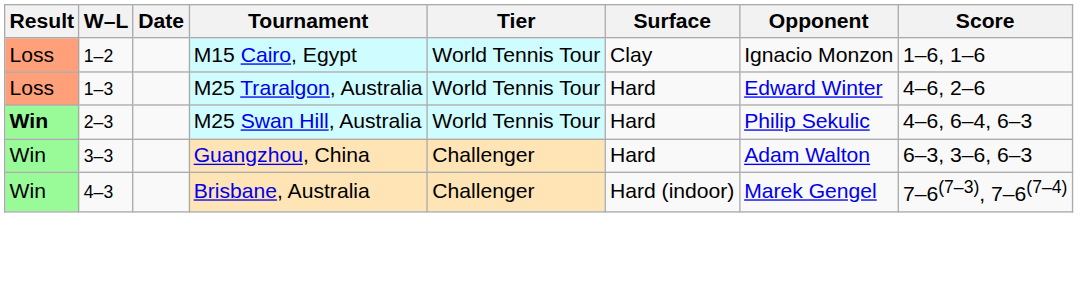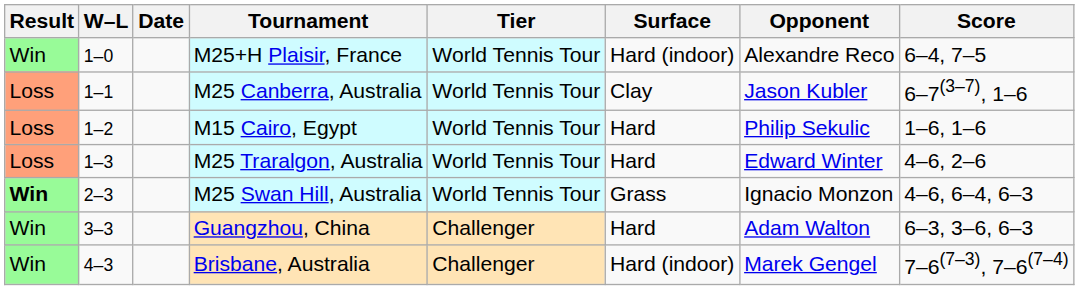+ row: (298, 54)
+ row: (308, 91)
(631, 54) Clay -> (633, 127) Hard
(819, 54) Ignacio Monzon -> (807, 127) Philip Sekulic
(633, 121) Hard -> (638, 194) Grass
(807, 121) Philip Sekulic -> (819, 194) Ignacio Monzon
